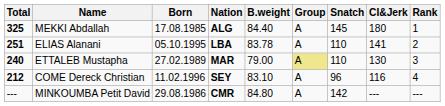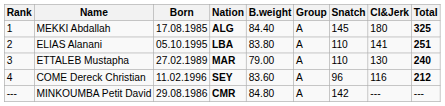columns swapped: (425, 12) <-> (19, 12)
(260, 45) 83.78 -> (261, 45) 83.80
(298, 61) khaki background -> (299, 61) no background
(260, 77) 83.10 -> (261, 77) 83.60
